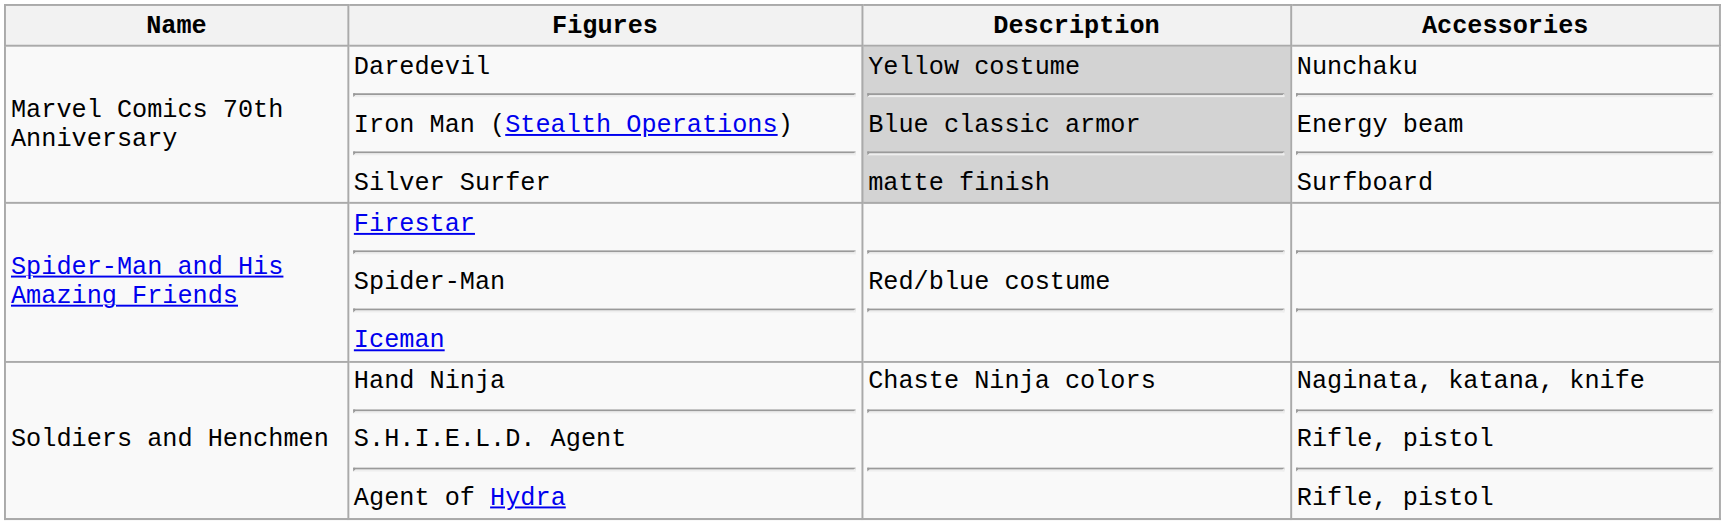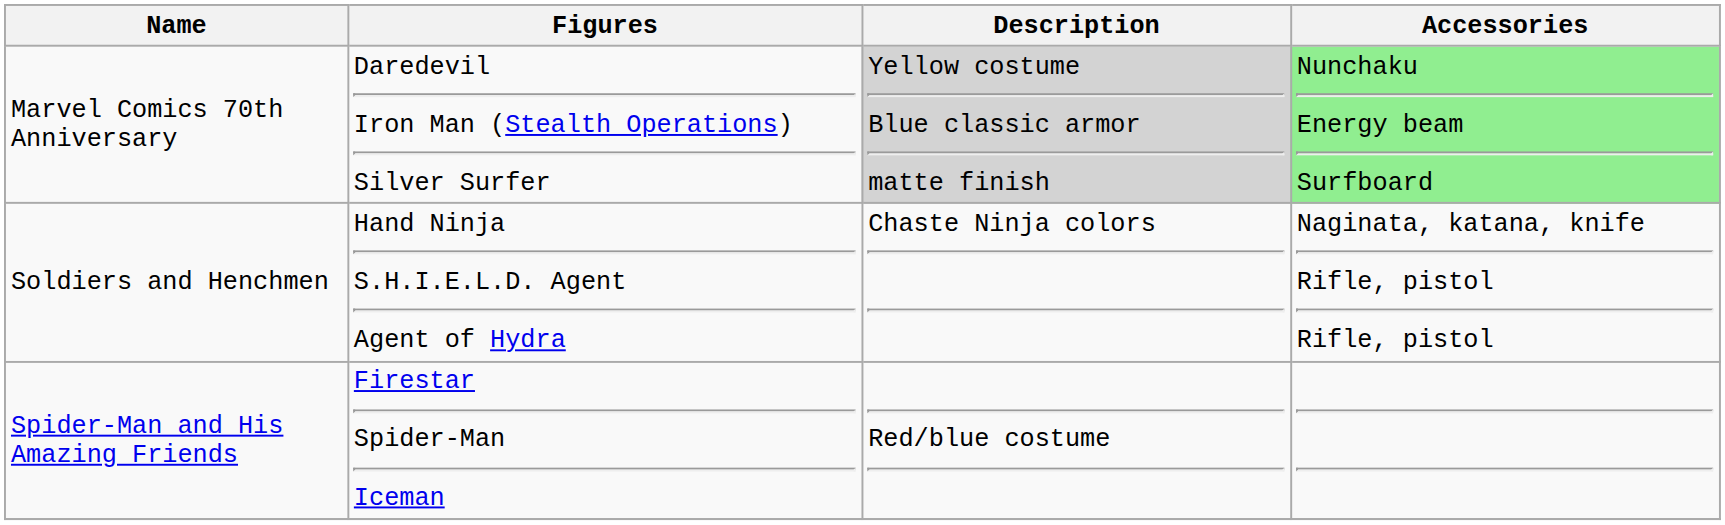(1505, 125) no background -> (1505, 125) lightgreen background
rows swapped: (170, 440) <-> (147, 282)
